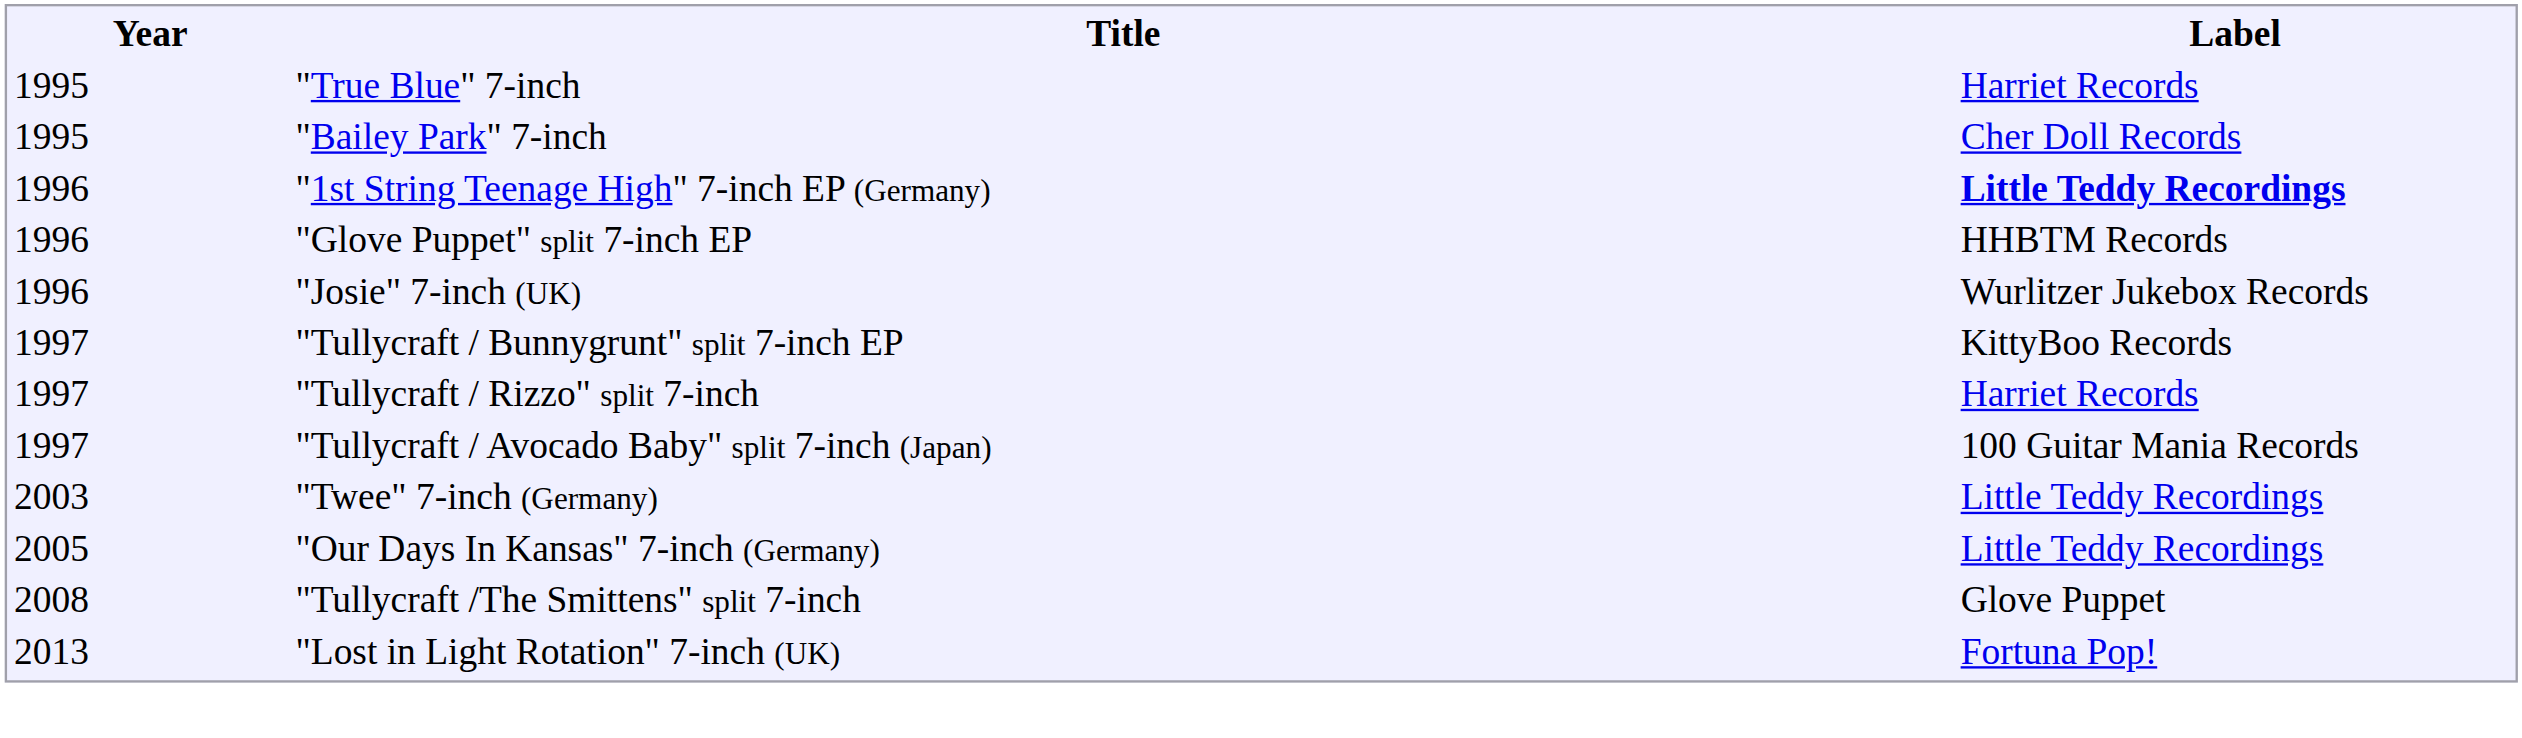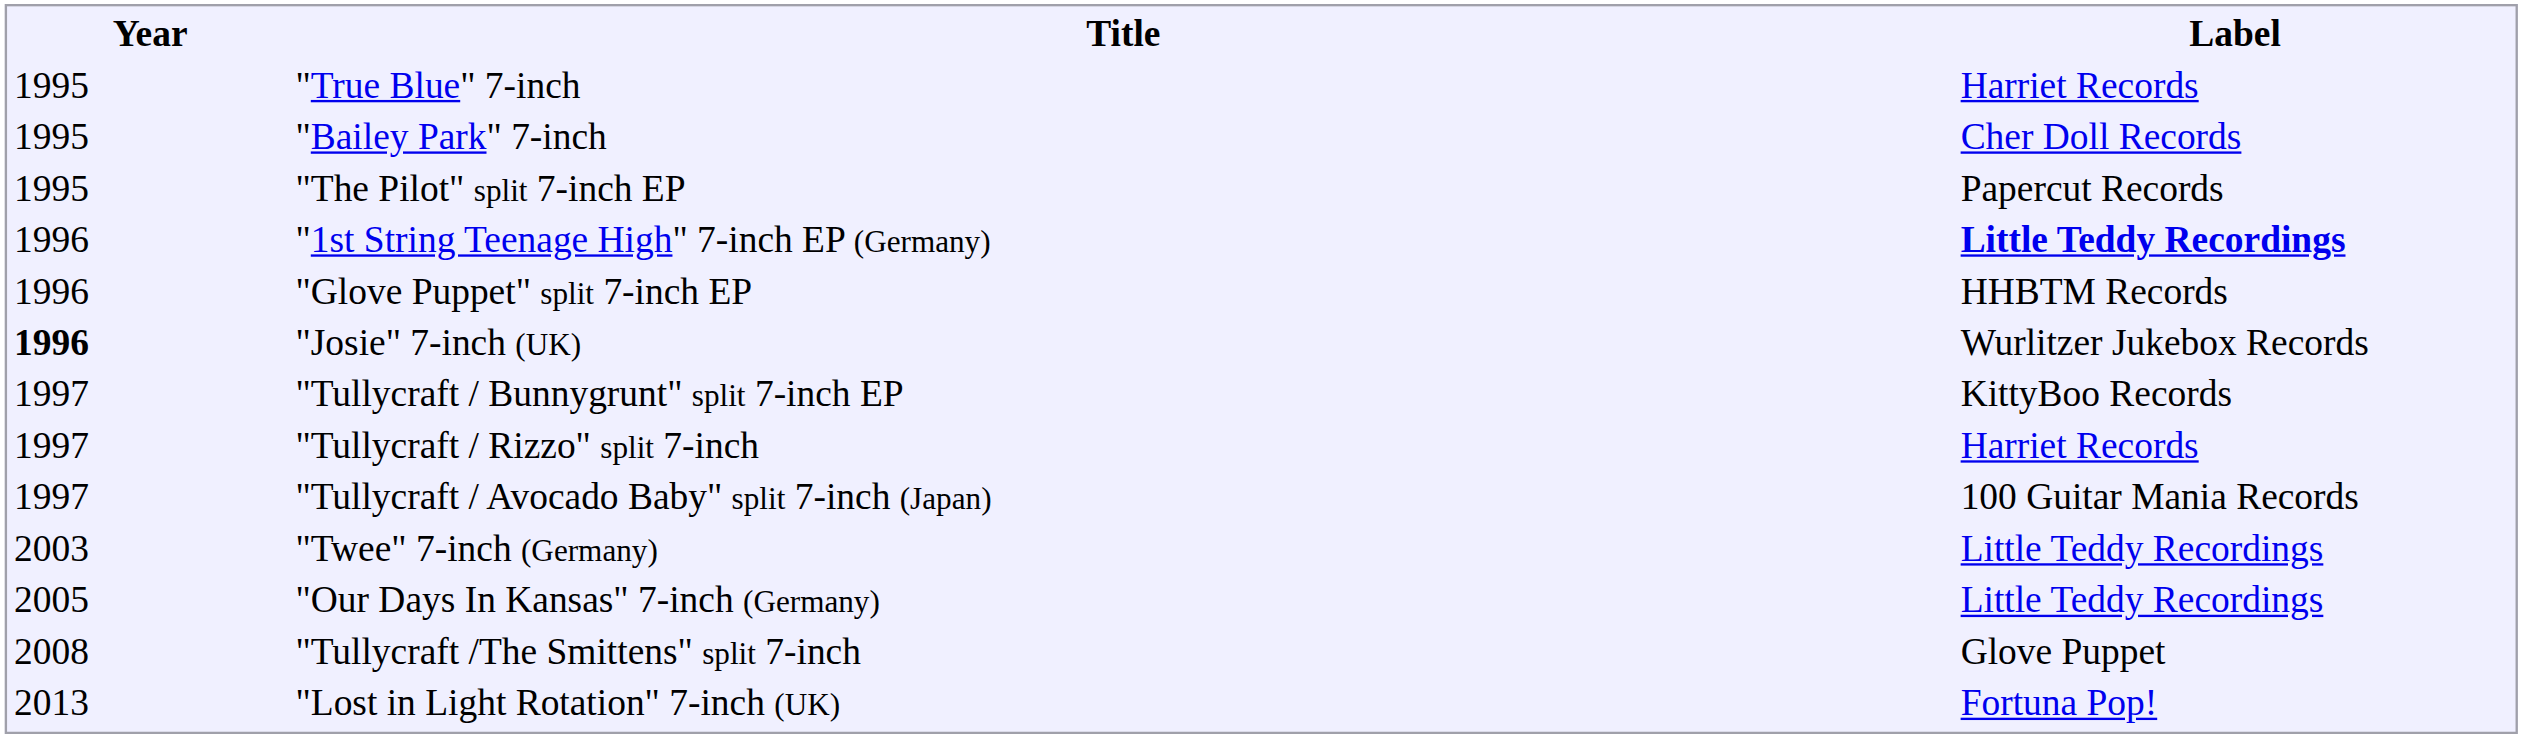+ row: (491, 188)
(52, 291) normal -> (52, 342) bold
